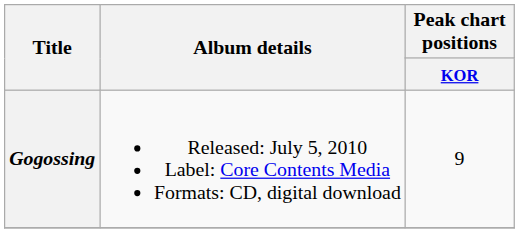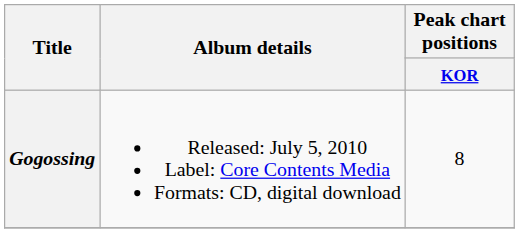(460, 158) 9 -> (460, 158) 8
